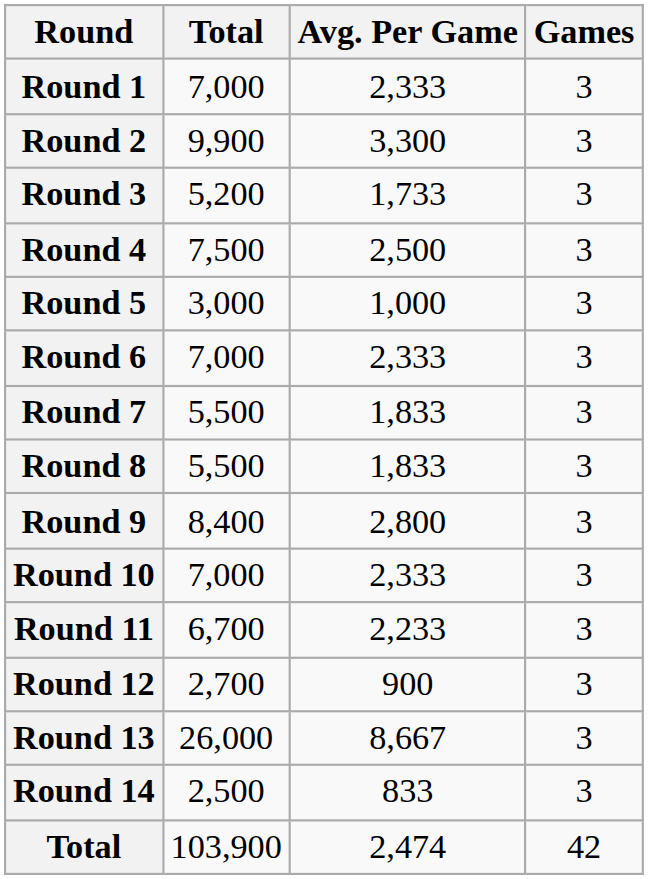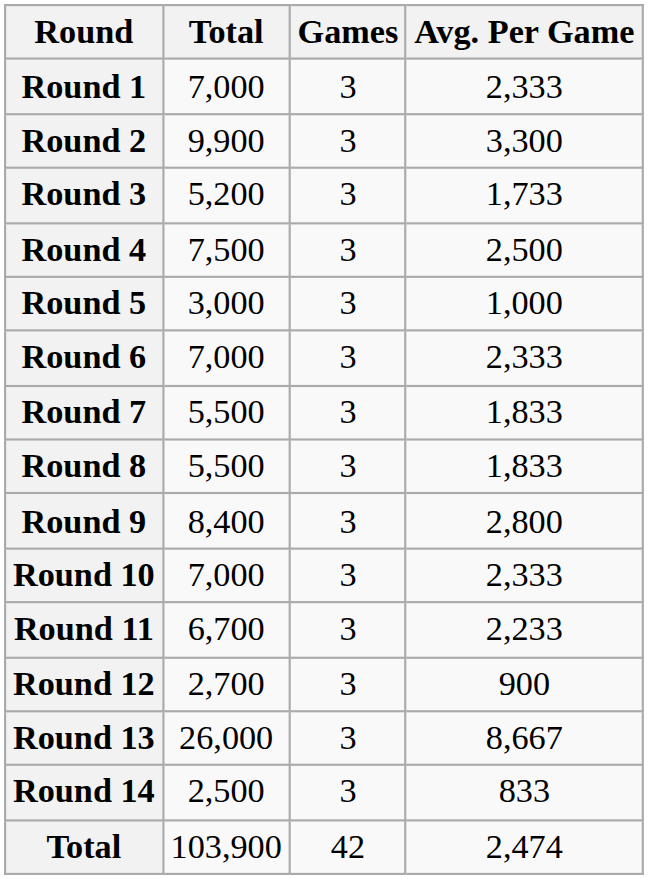columns swapped: (584, 31) <-> (408, 31)
